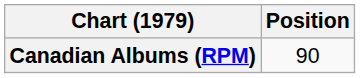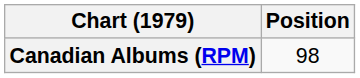(308, 55) 90 -> (308, 55) 98
